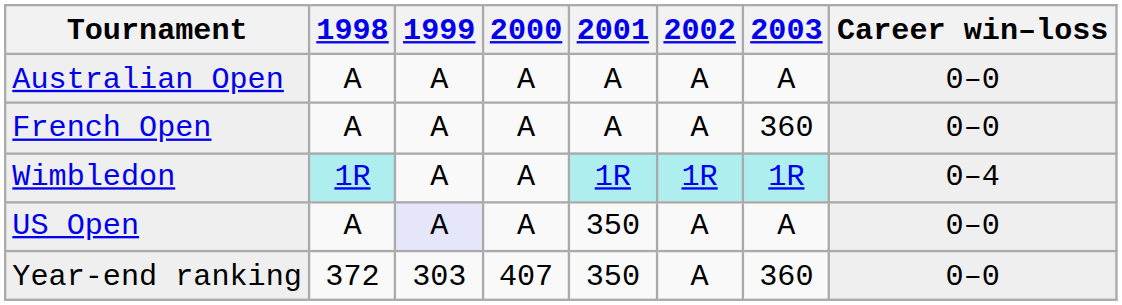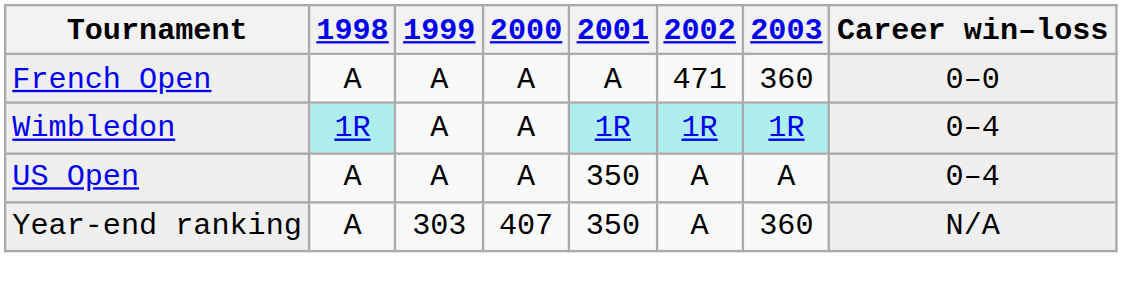- row: (148, 79)
(700, 128) A -> (700, 79) 471
(439, 226) lavender background -> (439, 177) no background
(973, 226) 0–0 -> (973, 177) 0–4
(353, 276) 372 -> (353, 226) A
(973, 276) 0–0 -> (973, 226) N/A
